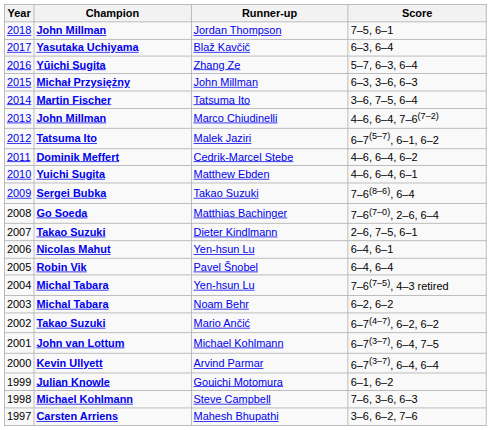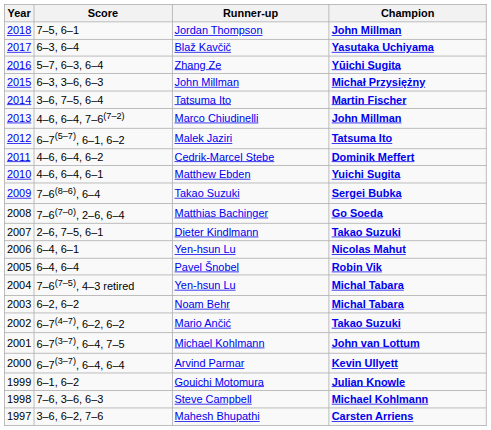columns swapped: (112, 13) <-> (417, 13)
